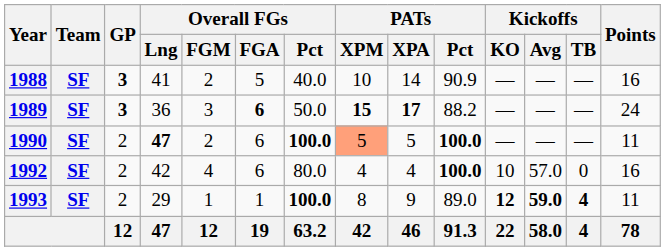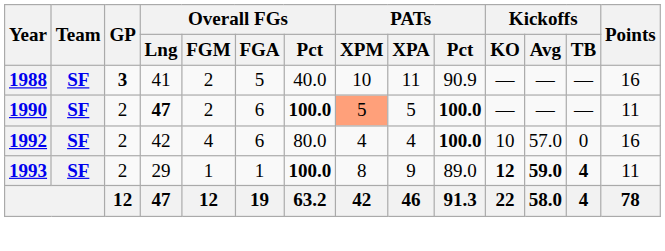(411, 79) 14 -> (411, 79) 11
- row: (28, 110)
